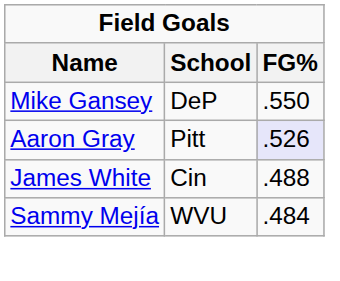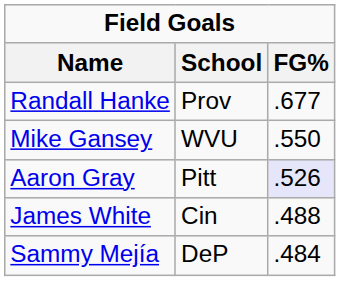+ row: (90, 100)
(194, 100) DeP -> (209, 139) WVU
(199, 216) WVU -> (205, 255) DeP
